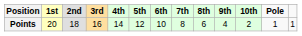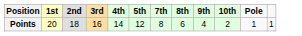- column: (161, 11)
